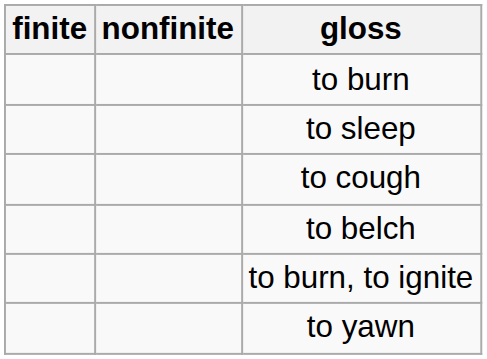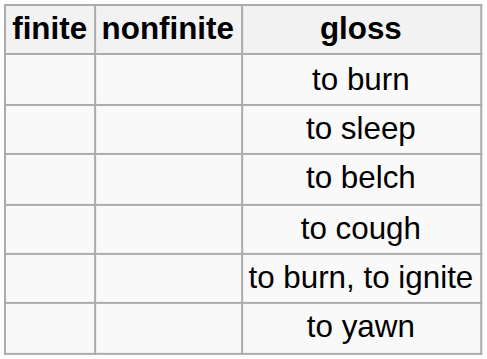rows swapped: (361, 178) <-> (361, 228)
